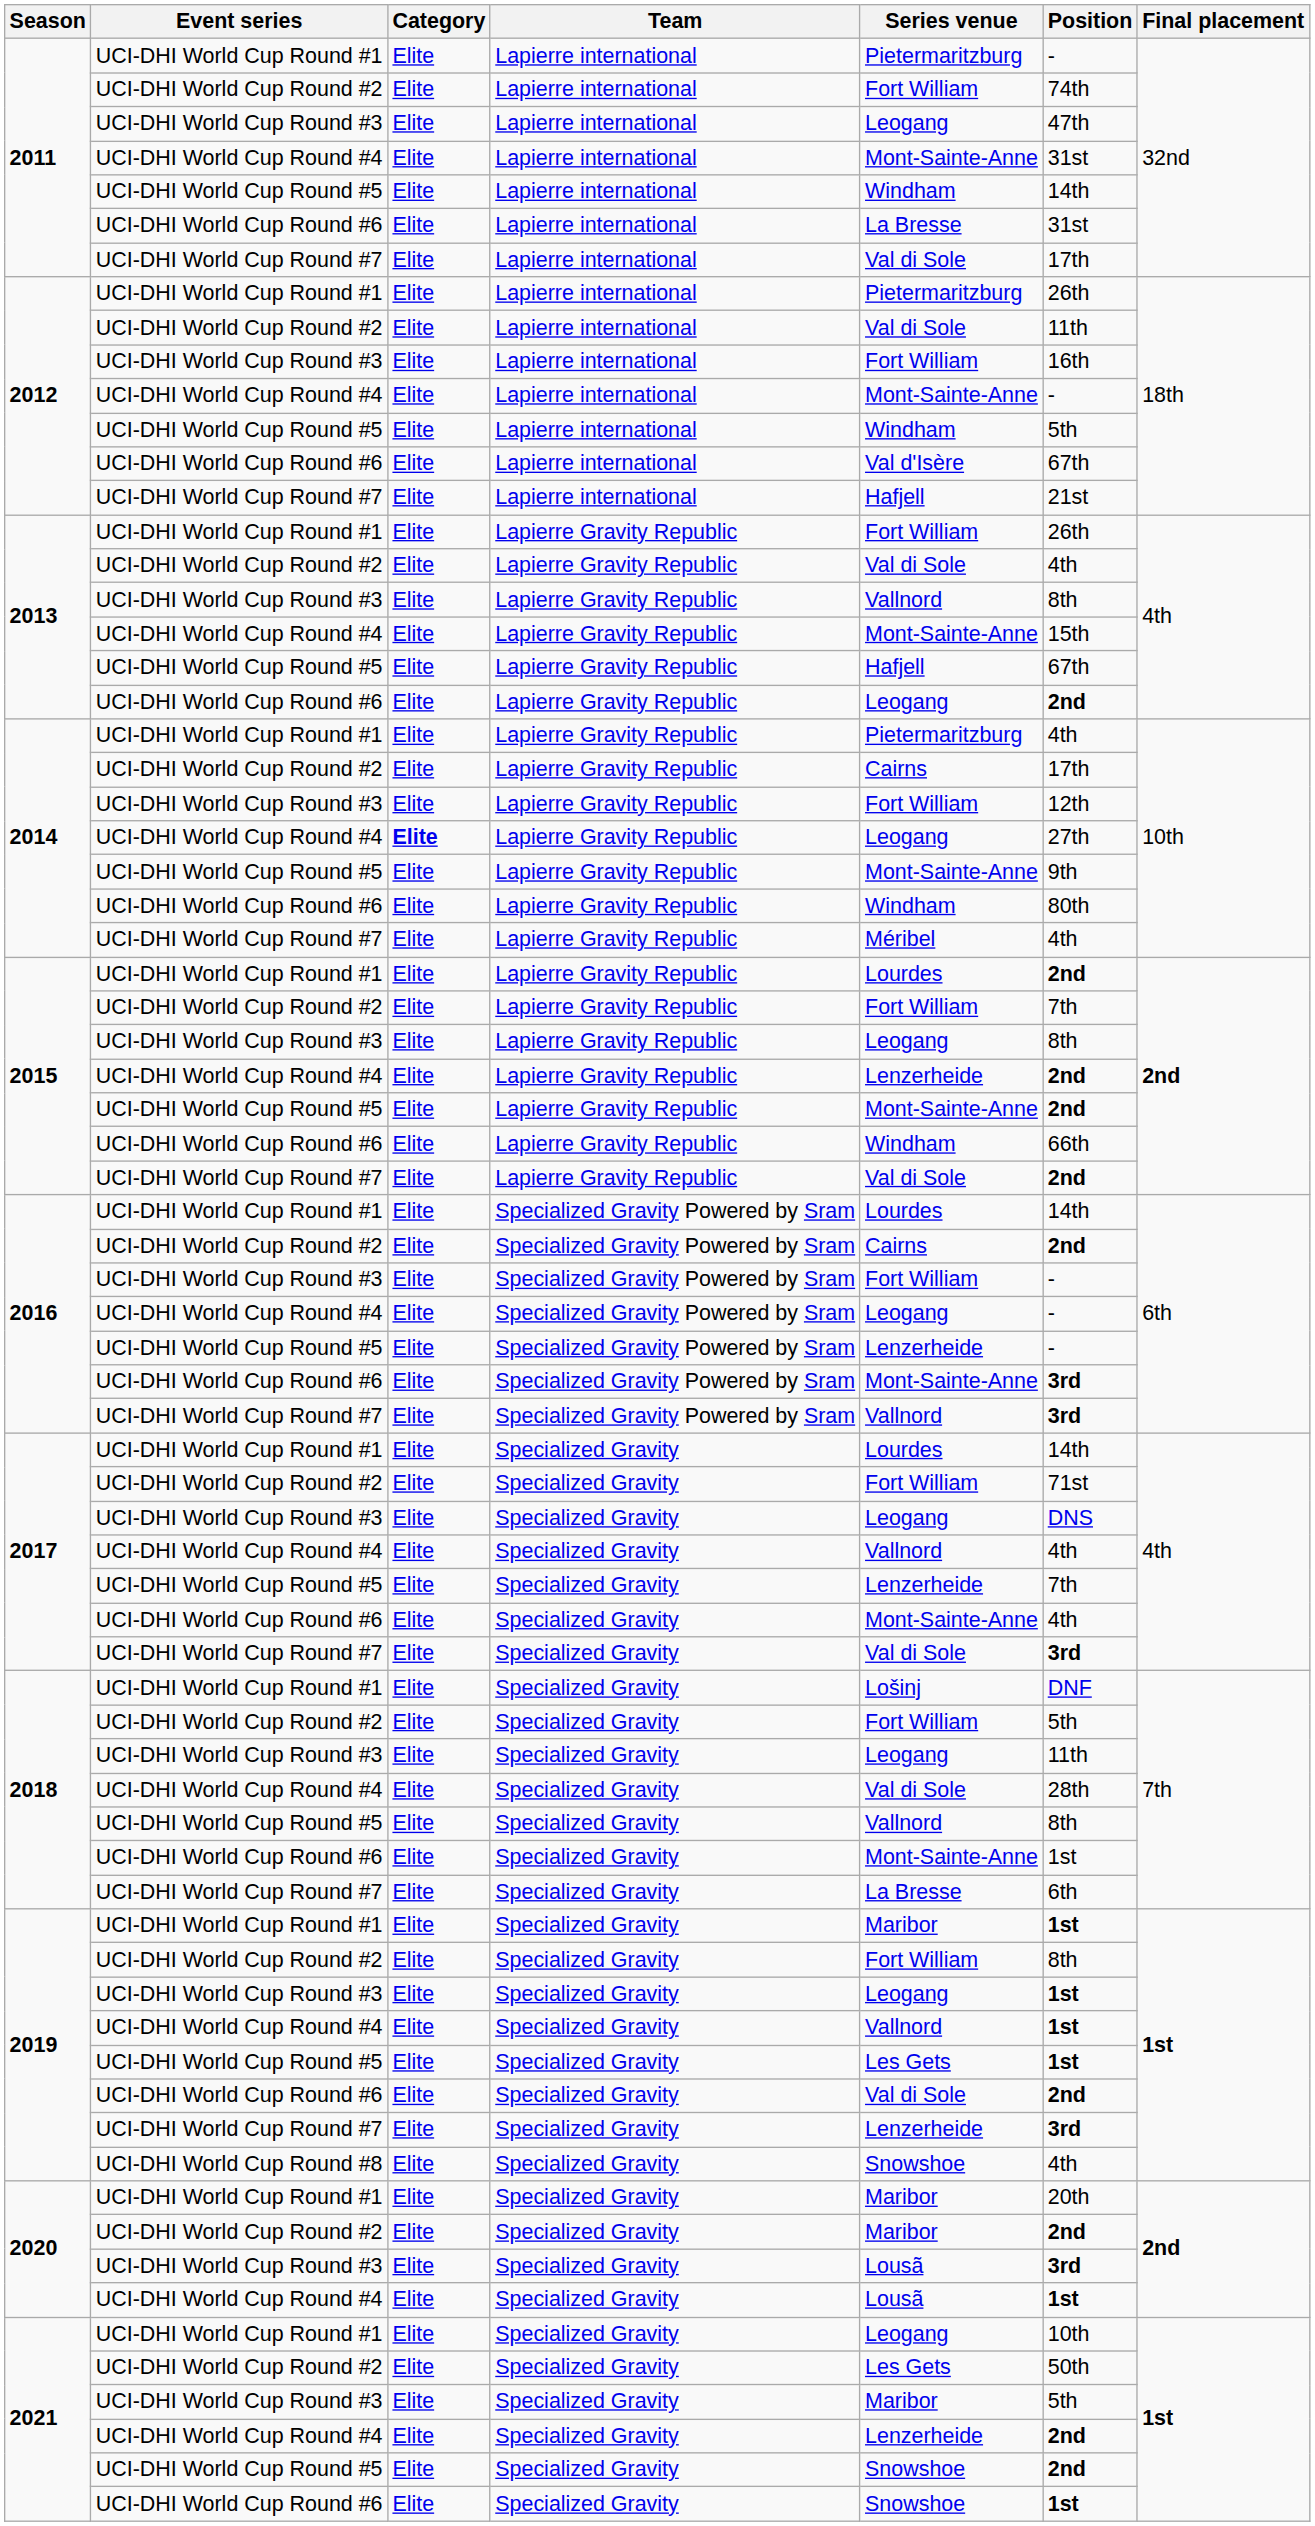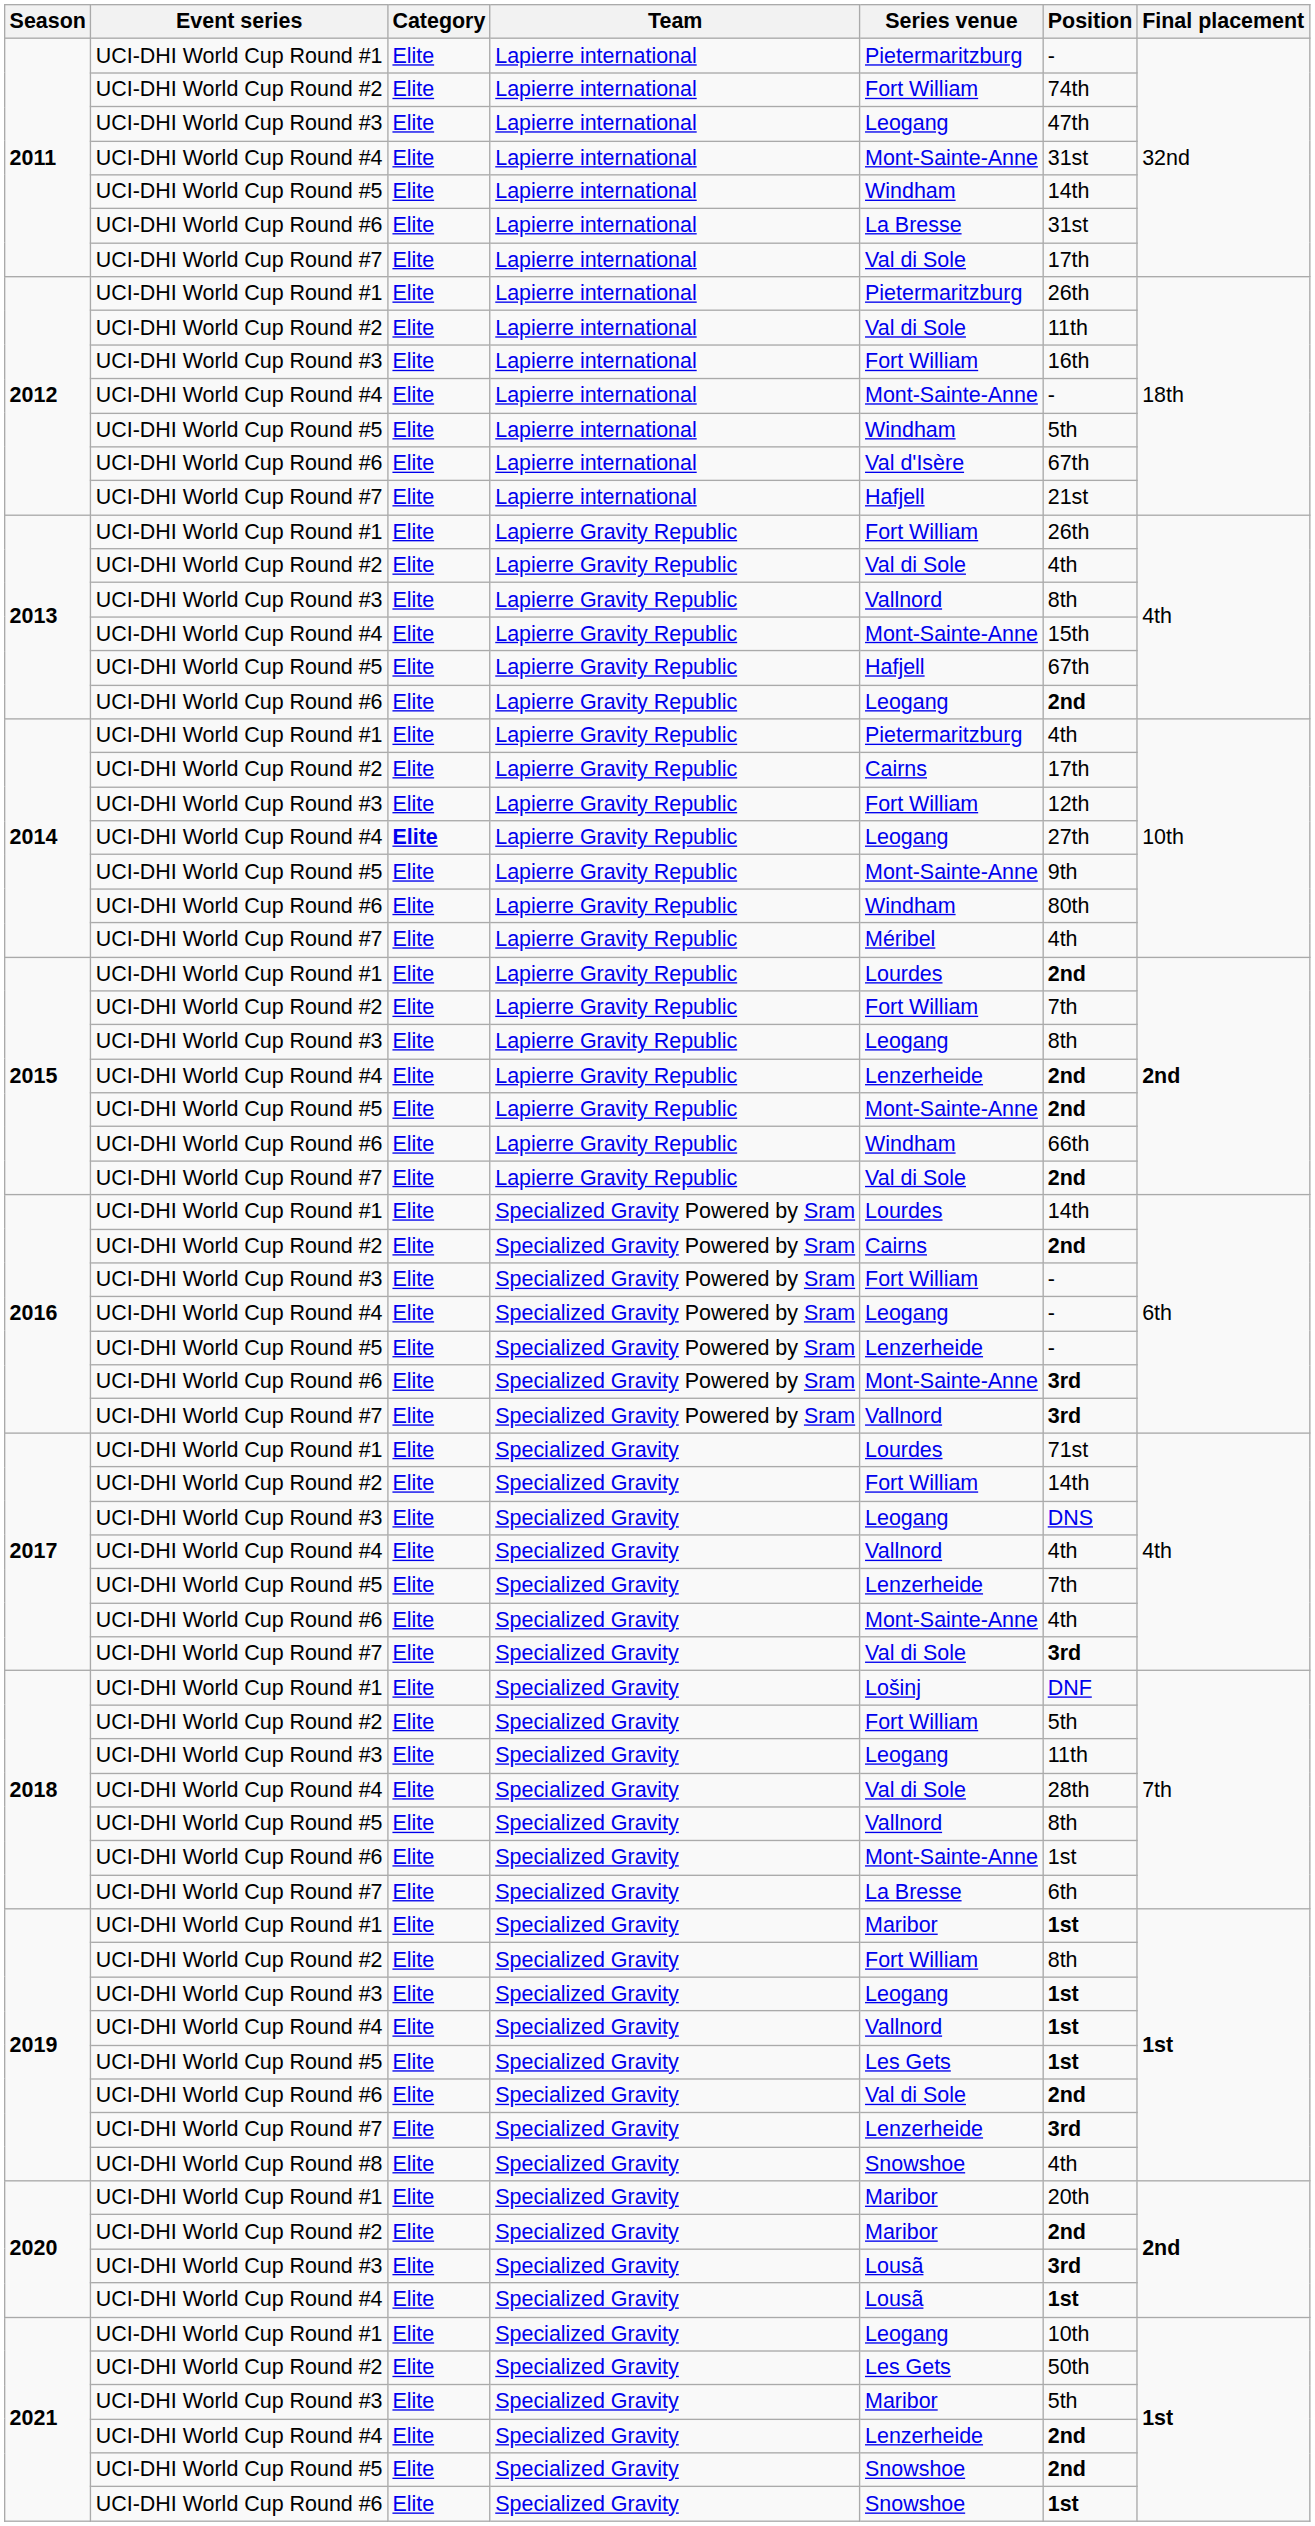(1069, 1449) 14th -> (1068, 1449) 71st
(1068, 1483) 71st -> (1069, 1483) 14th
